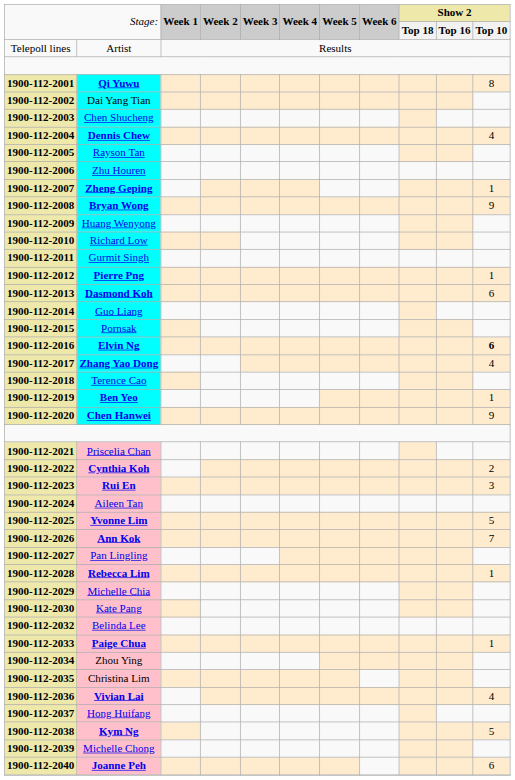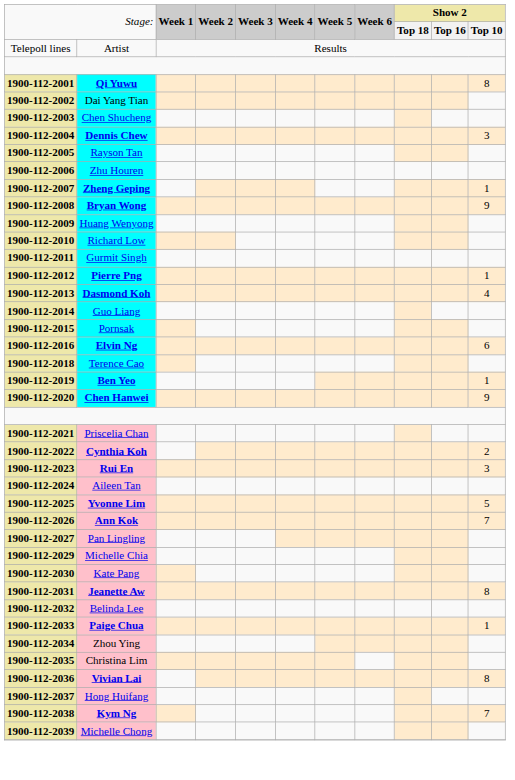(491, 135) 4 -> (487, 135) 3
(491, 293) 6 -> (487, 293) 4
(491, 345) bold -> (487, 345) normal
- row: (41, 363)
- row: (41, 573)
+ row: (41, 591)
(491, 696) 4 -> (487, 678) 8
(491, 731) 5 -> (487, 713) 7
- row: (41, 766)
